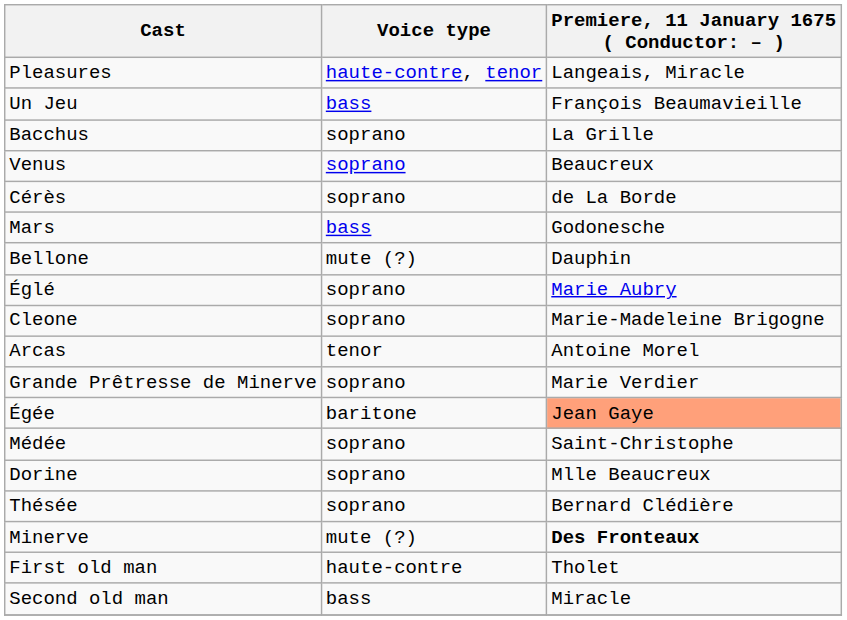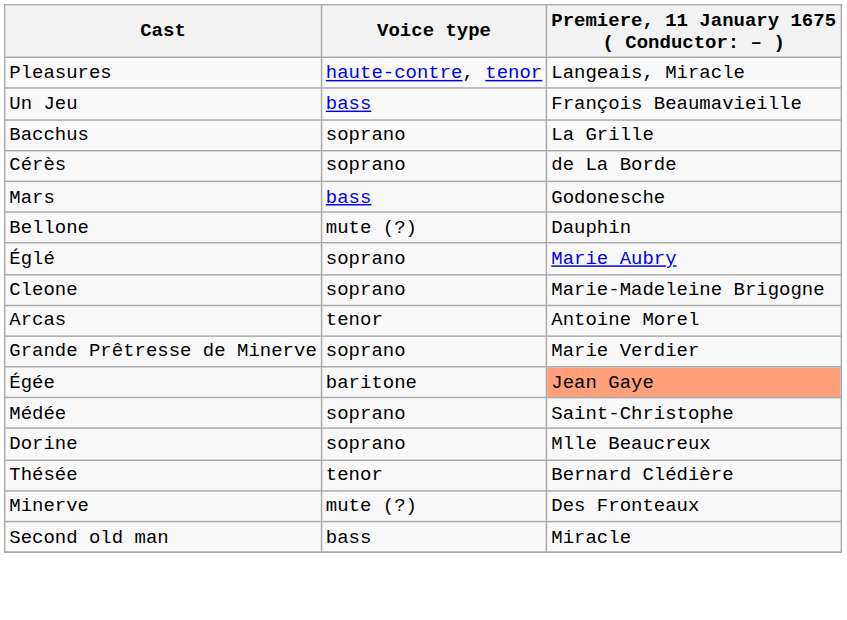- row: (38, 166)
(366, 506) soprano -> (354, 475) tenor
(625, 537) bold -> (625, 506) normal
- row: (83, 568)
